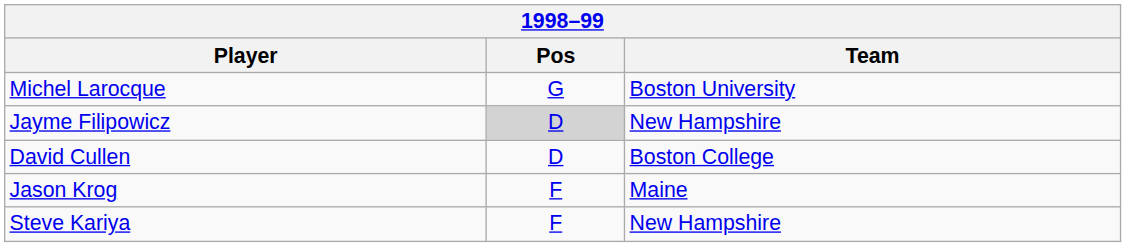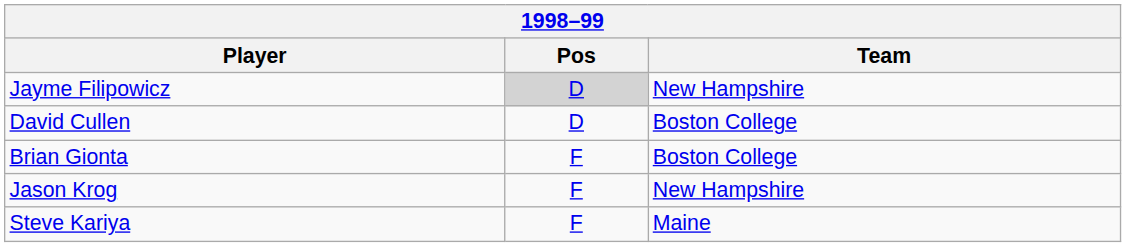- row: (88, 88)
+ row: (69, 156)
(659, 190) Maine -> (728, 190) New Hampshire
(705, 223) New Hampshire -> (682, 223) Maine
